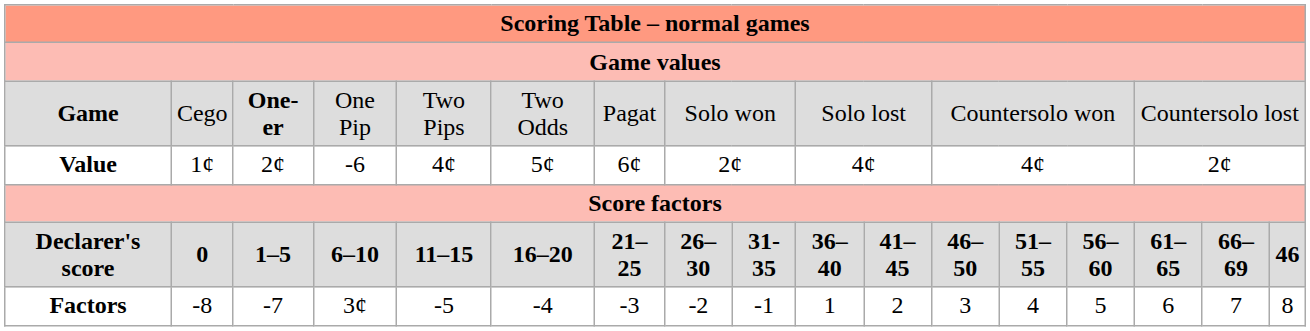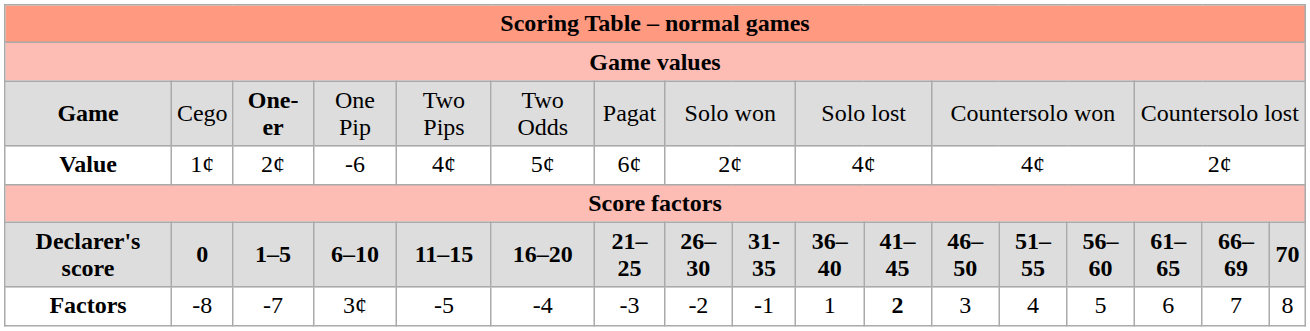(1288, 254) 46 -> (1288, 254) 70
(897, 305) normal -> (897, 305) bold
